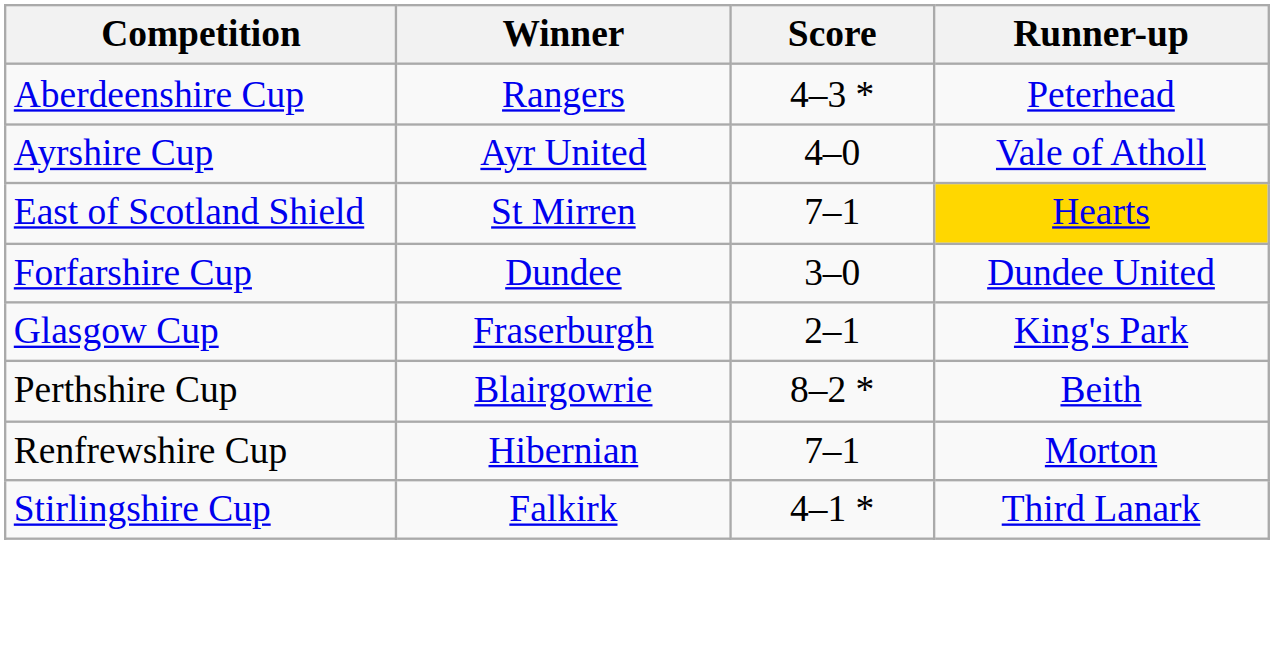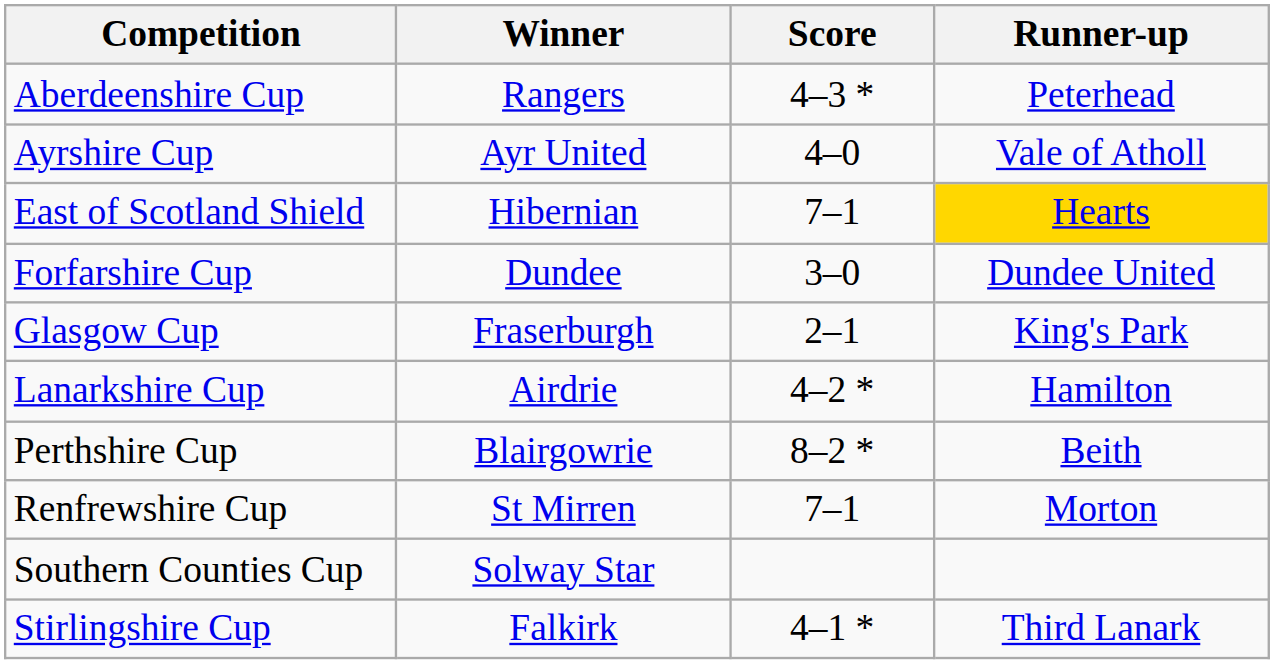(563, 212) St Mirren -> (563, 212) Hibernian
+ row: (139, 390)
(563, 449) Hibernian -> (563, 509) St Mirren
+ row: (189, 568)
